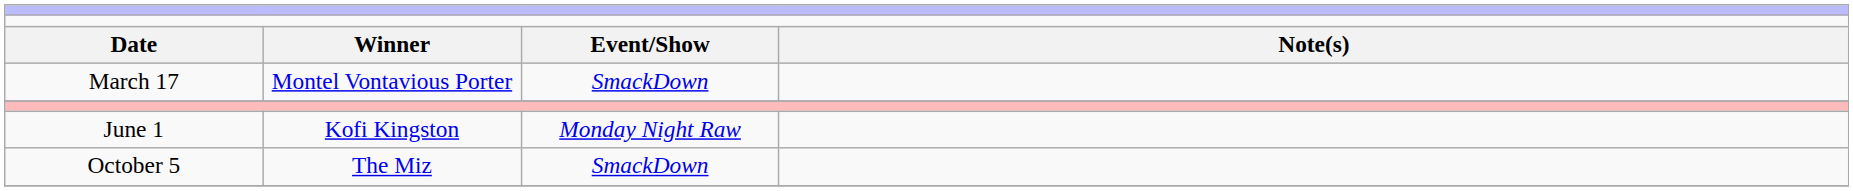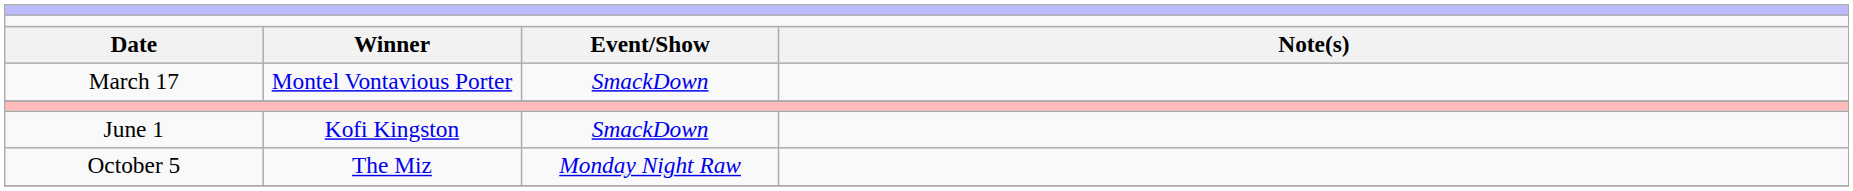(650, 129) Monday Night Raw -> (650, 129) SmackDown
(650, 166) SmackDown -> (650, 166) Monday Night Raw
